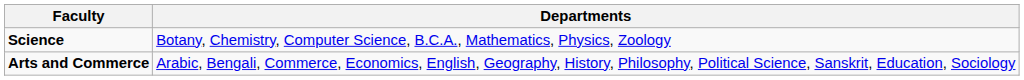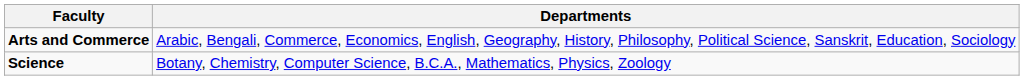rows swapped: (36, 39) <-> (79, 63)
